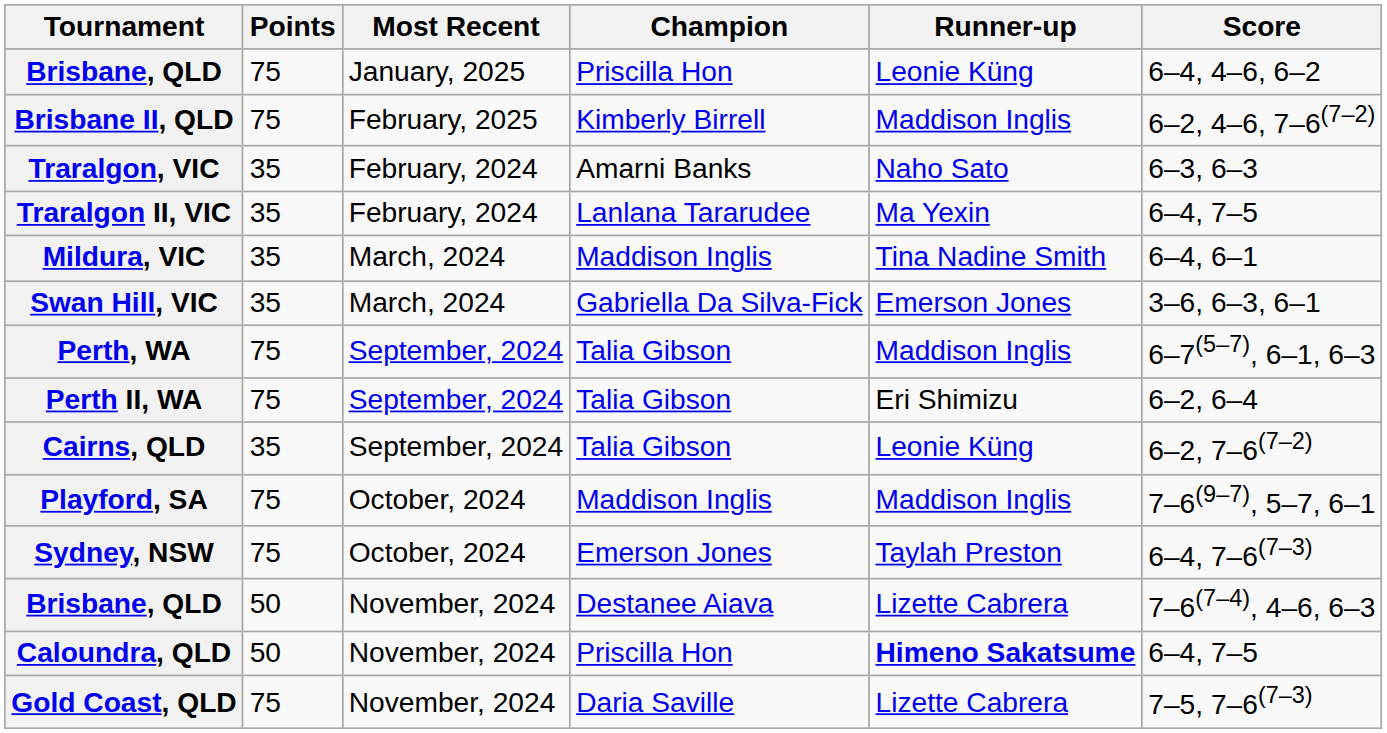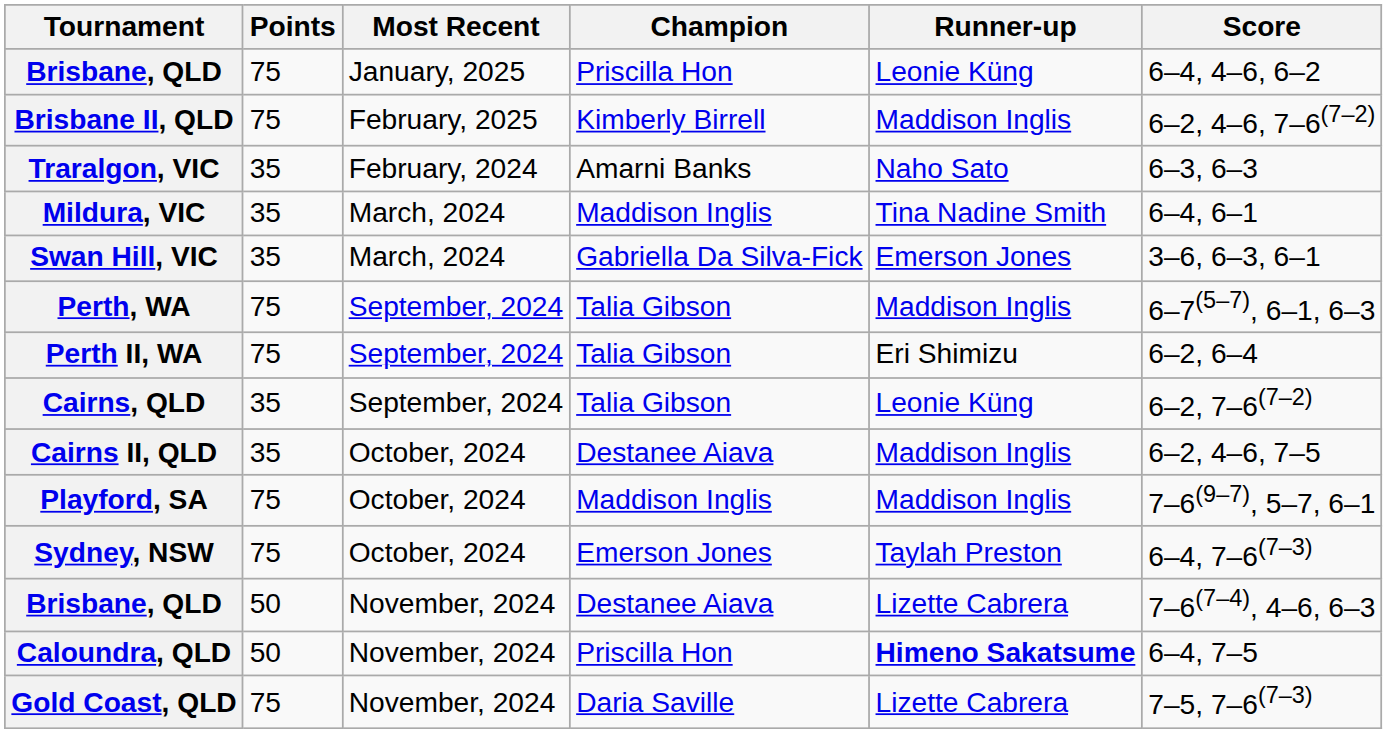- row: (124, 213)
+ row: (124, 451)
